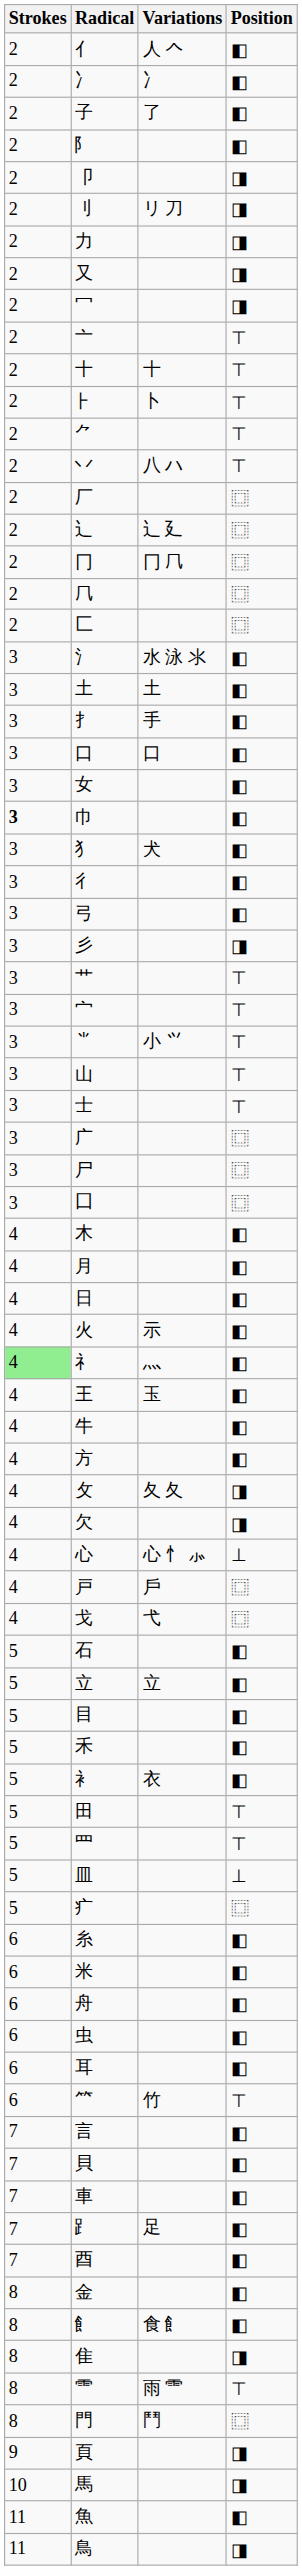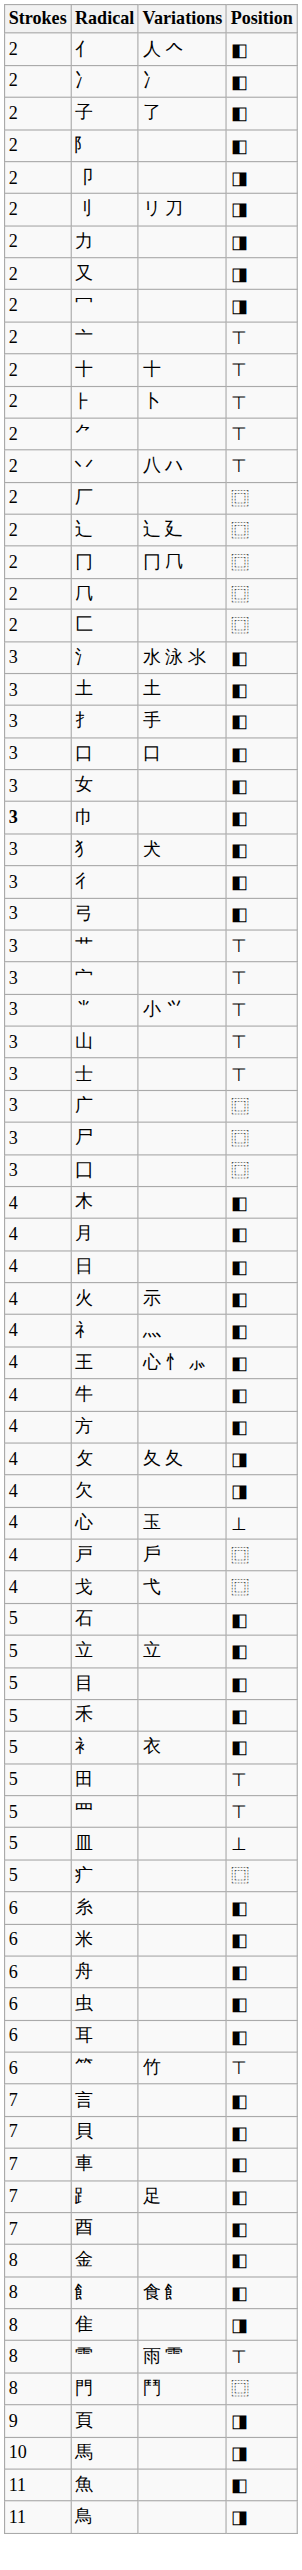- row: (84, 945)
(13, 1362) lightgreen background -> (13, 1330) no background
(152, 1394) 玉 -> (174, 1362) 心 忄 ⺗
(174, 1554) 心 忄 ⺗ -> (152, 1522) 玉
